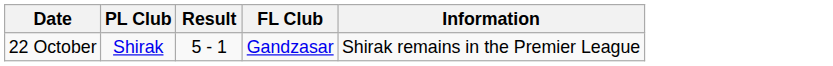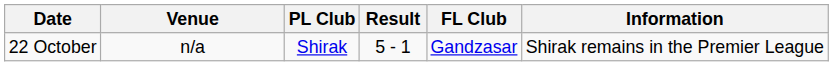+ column: (193, 19)
